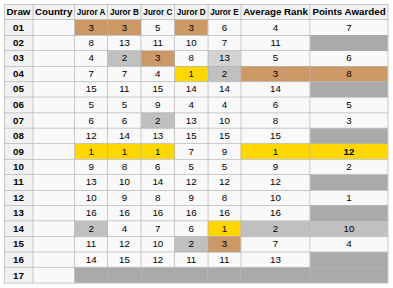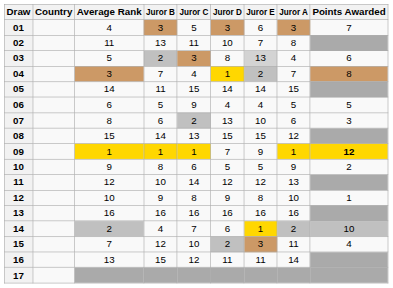columns swapped: (91, 12) <-> (276, 12)
